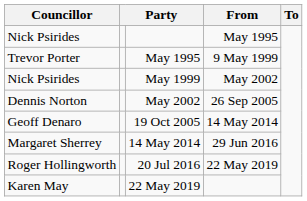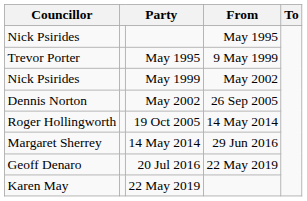(45, 121) Geoff Denaro -> (62, 121) Roger Hollingworth
(62, 164) Roger Hollingworth -> (45, 164) Geoff Denaro
